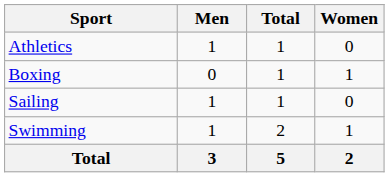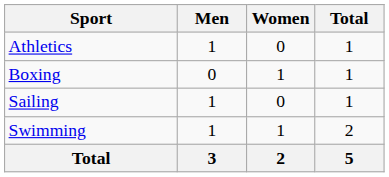columns swapped: (349, 18) <-> (281, 18)
